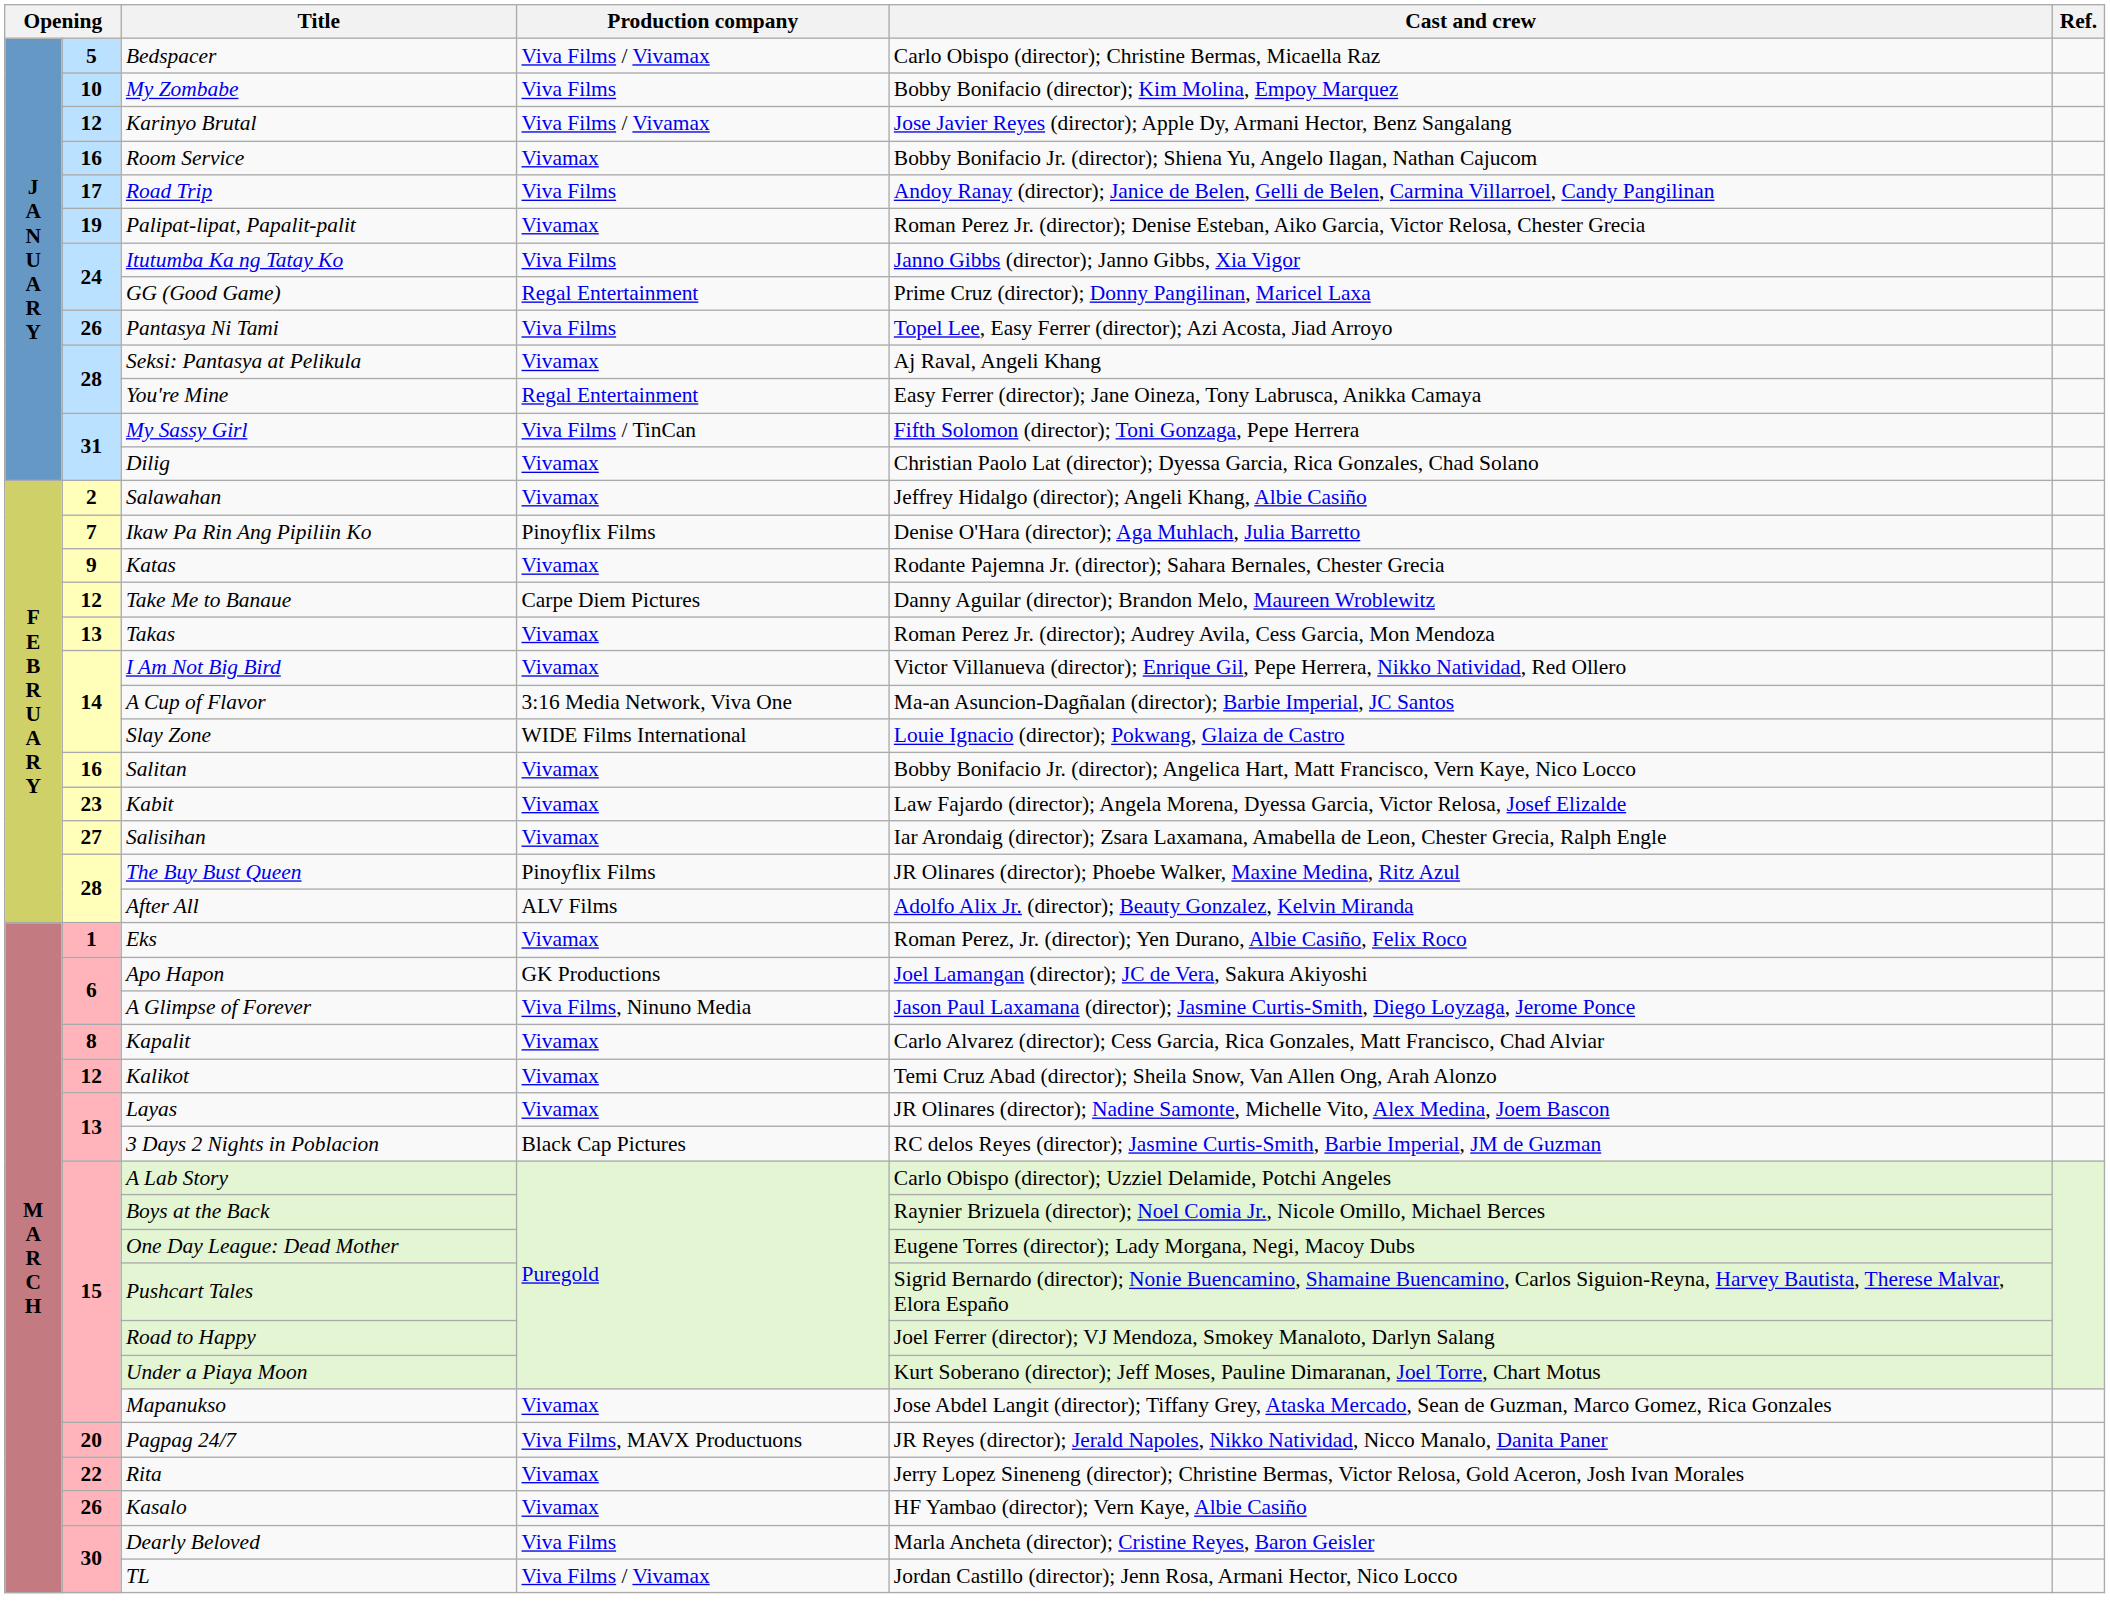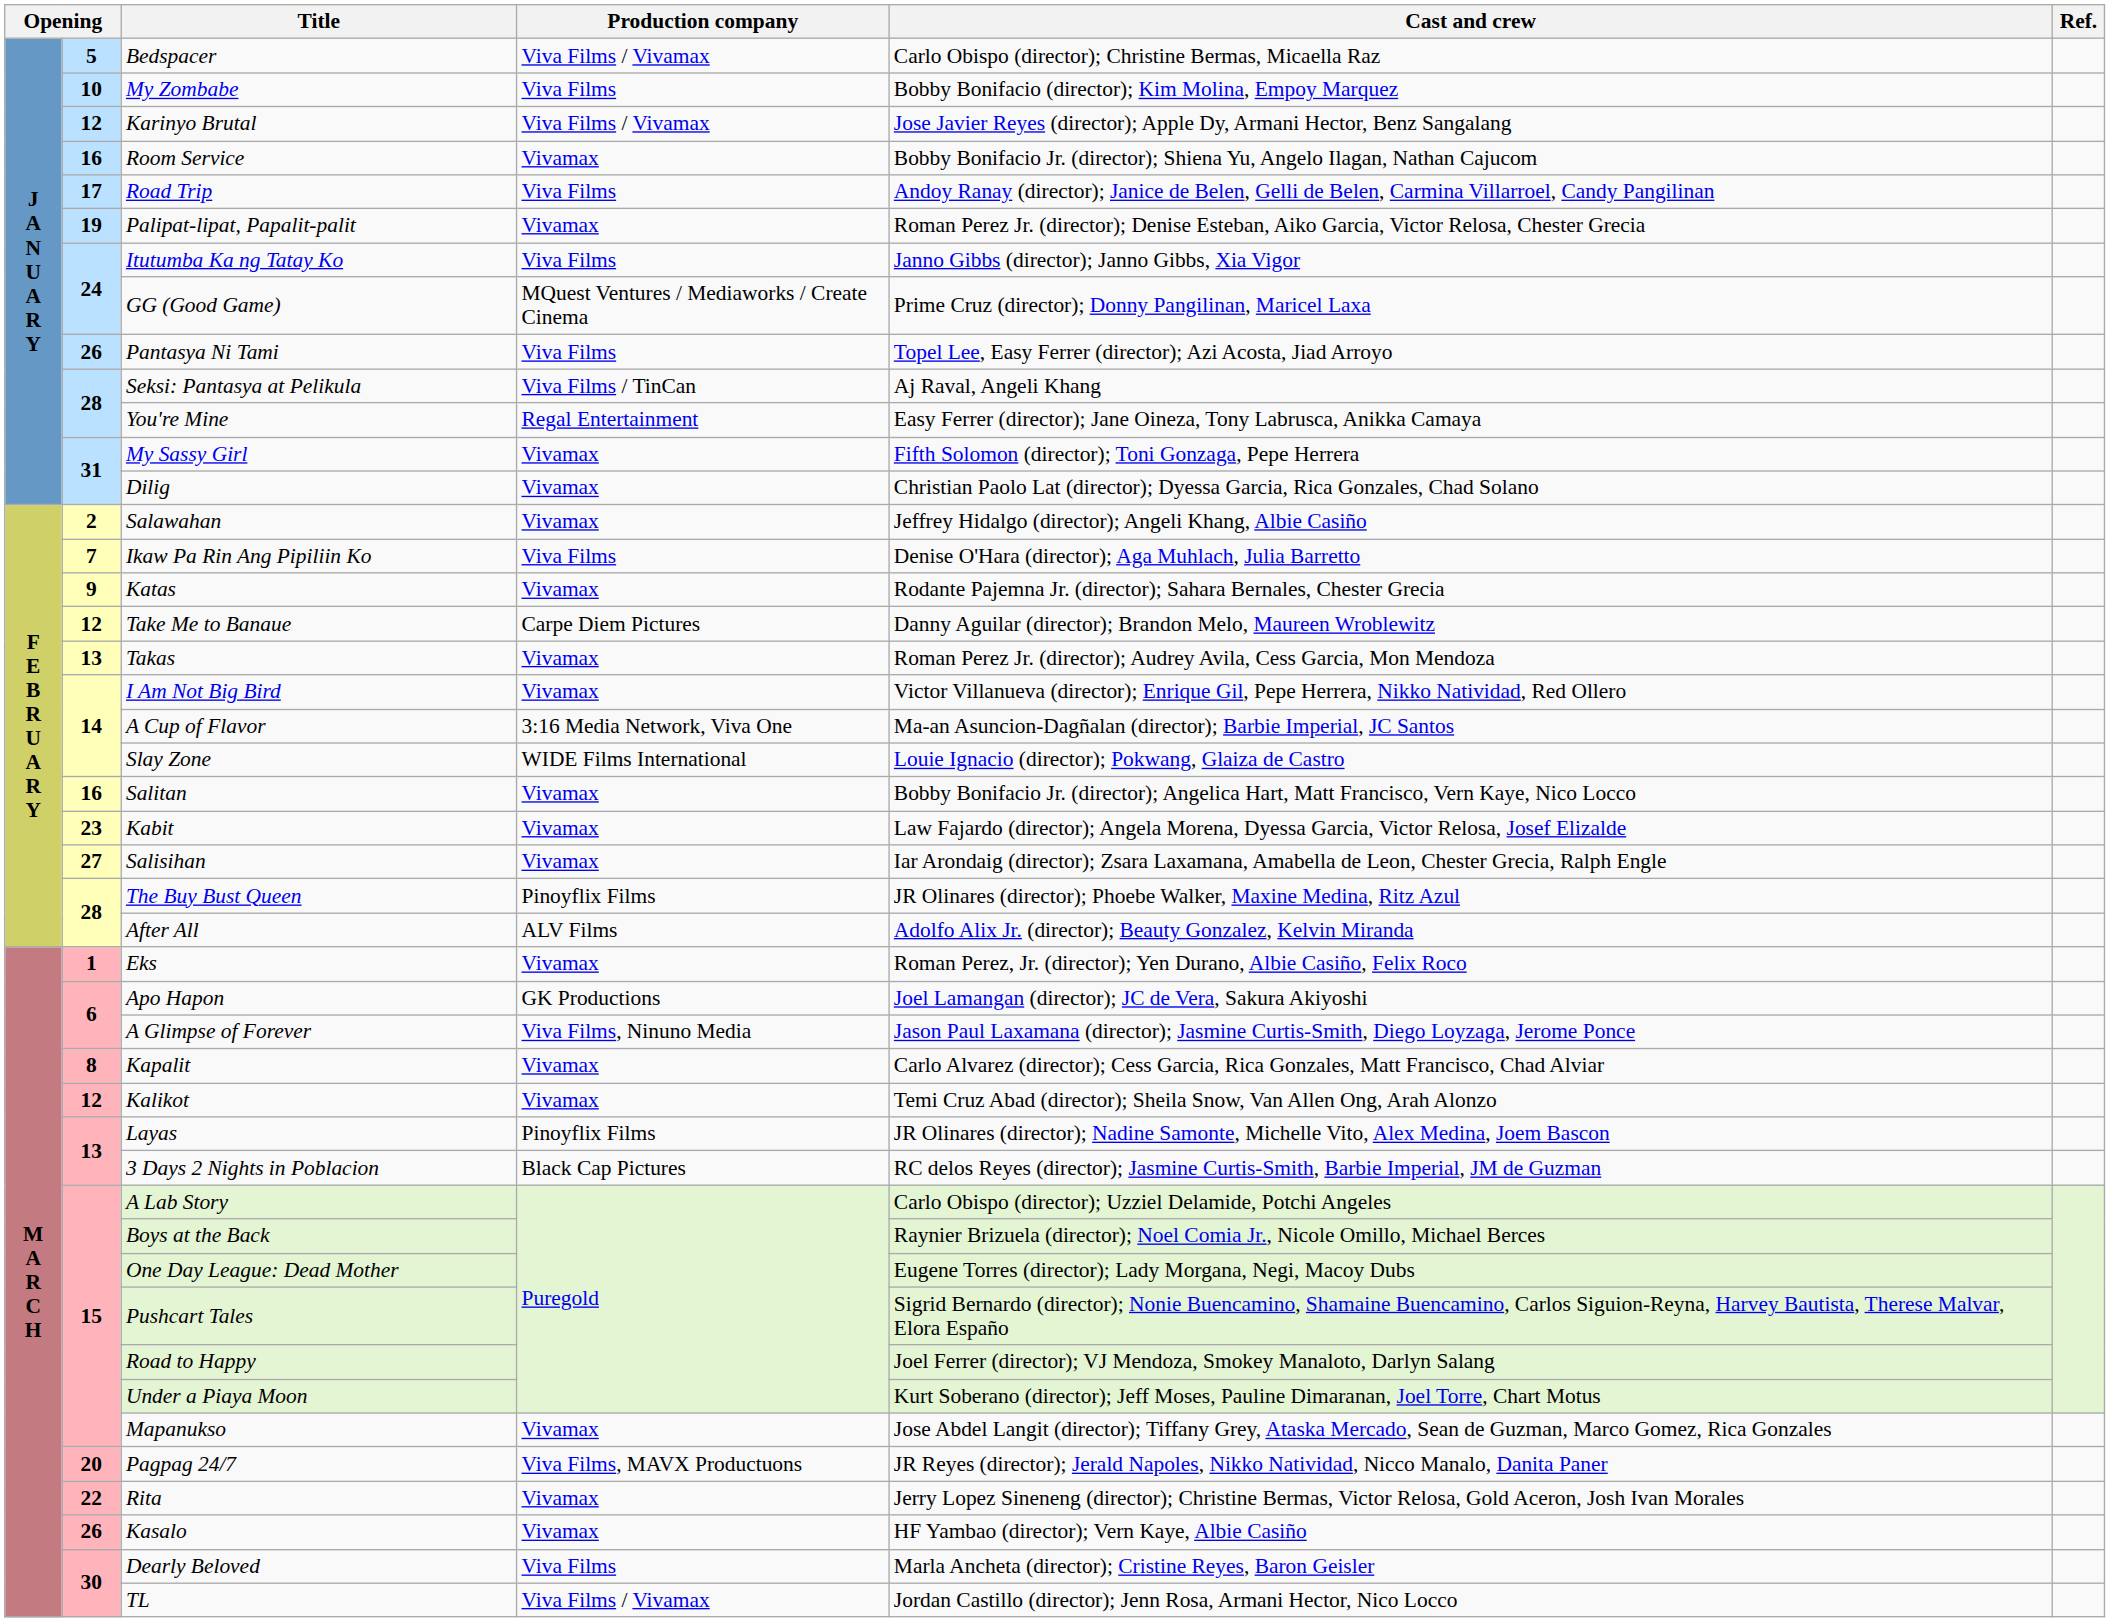(610, 293) Regal Entertainment -> (694, 305) MQuest Ventures / Mediaworks / Create Cinema
(560, 361) Vivamax -> (609, 385) Viva Films / TinCan
(609, 429) Viva Films / TinCan -> (560, 453) Vivamax
(589, 531) Pinoyflix Films -> (569, 555) Viva Films
(560, 1109) Vivamax -> (589, 1133) Pinoyflix Films
